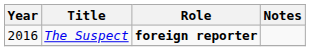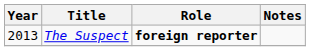(23, 36) 2016 -> (23, 36) 2013
